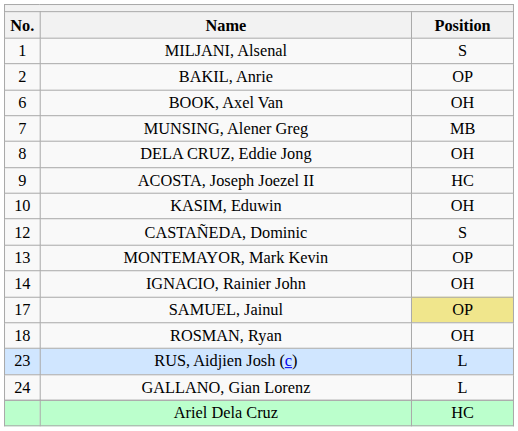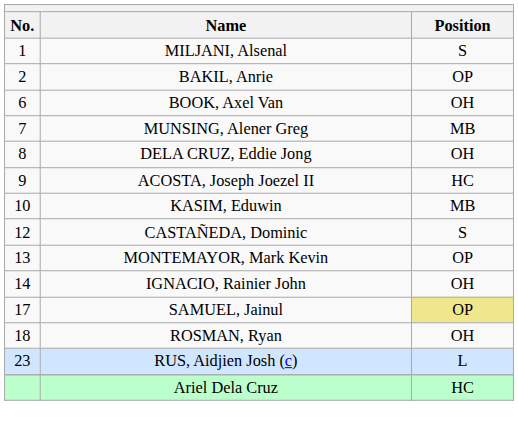(463, 206) OH -> (463, 206) MB
- row: (226, 387)
